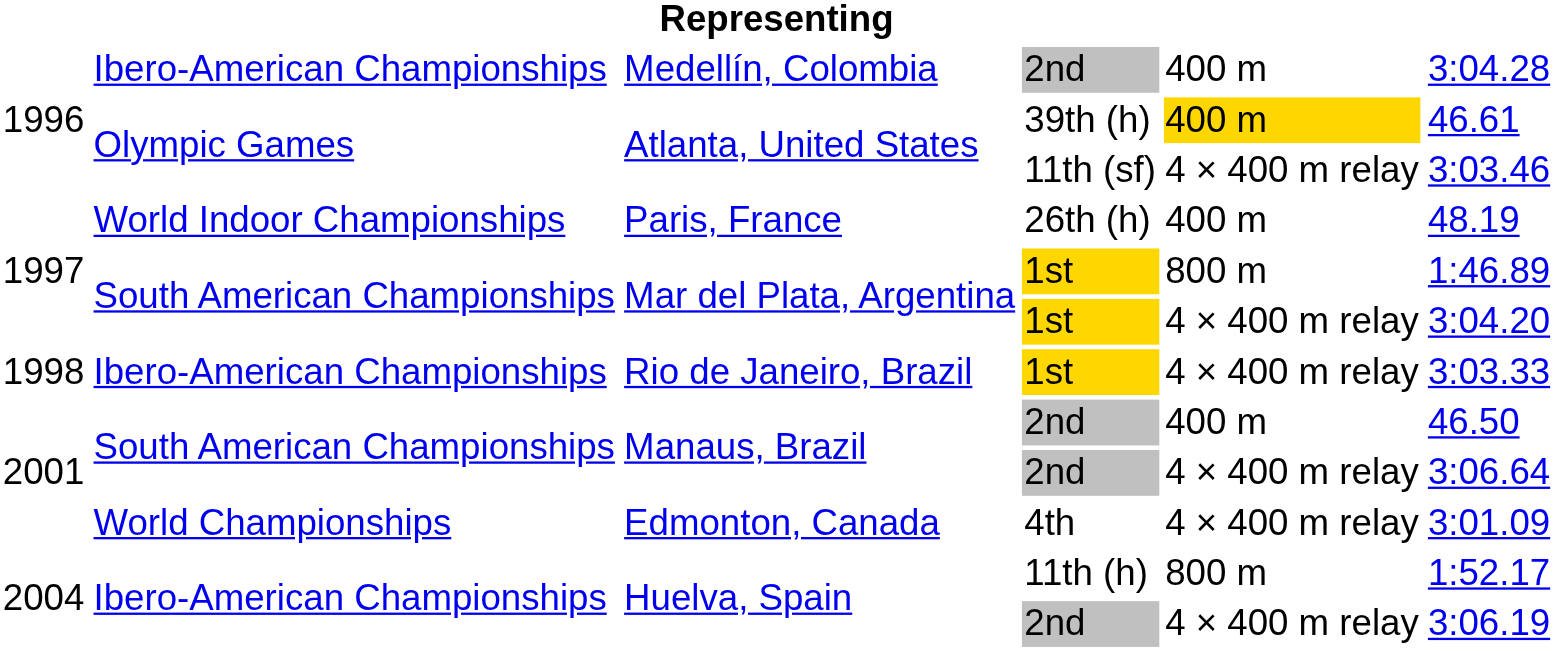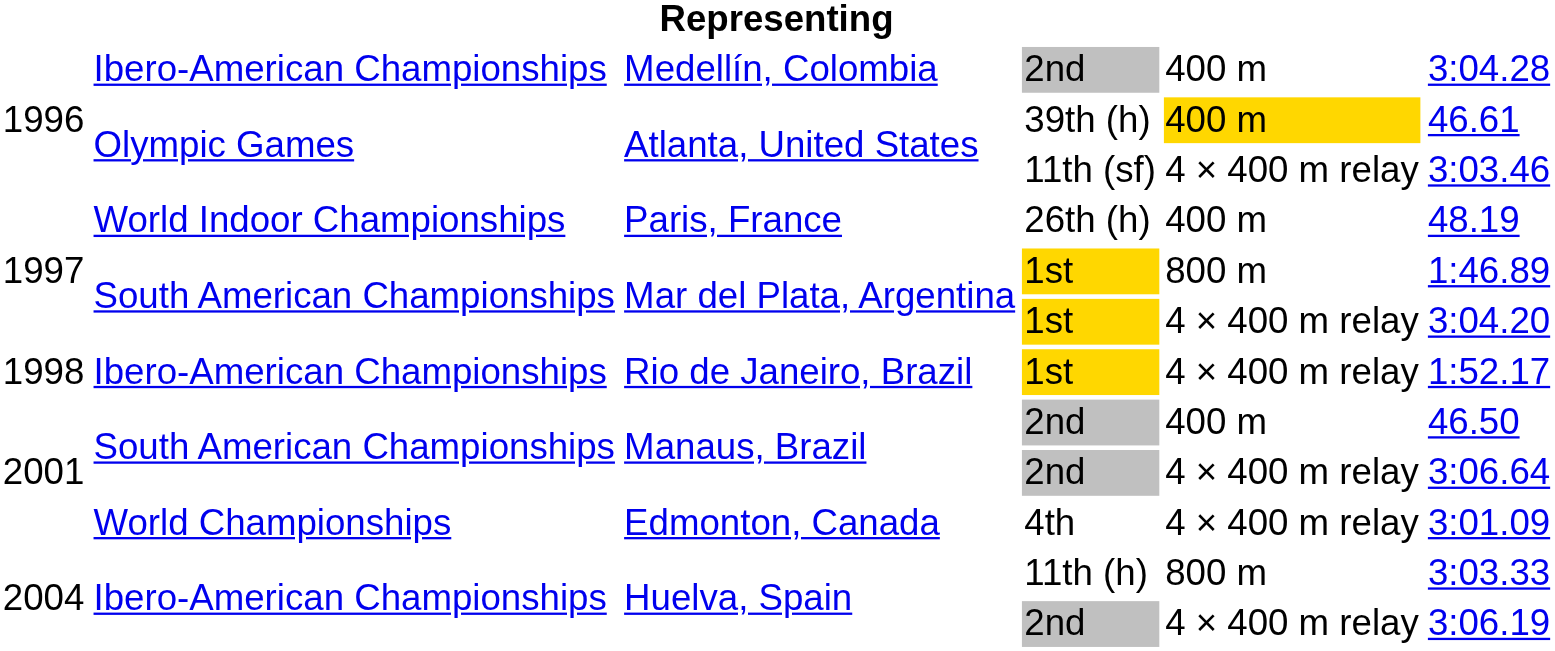(1489, 371) 3:03.33 -> (1489, 371) 1:52.17
(1489, 573) 1:52.17 -> (1489, 573) 3:03.33
